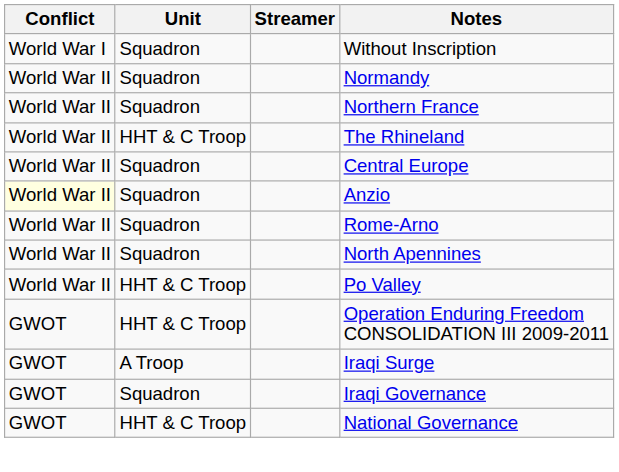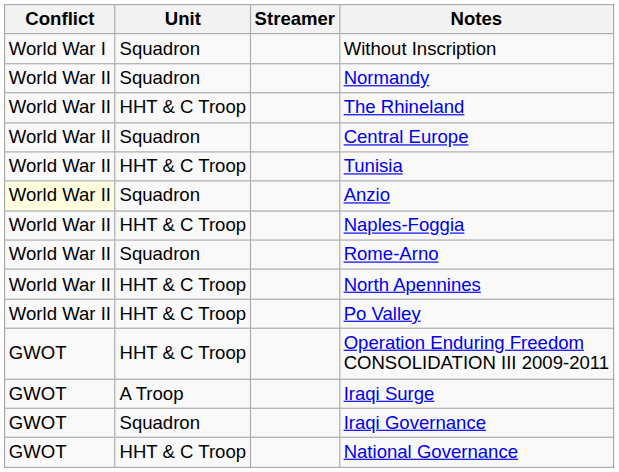- row: (411, 107)
+ row: (373, 166)
+ row: (404, 225)
(160, 254) Squadron -> (183, 284) HHT & C Troop
